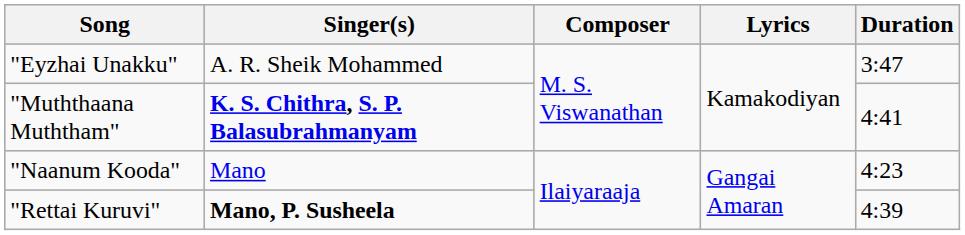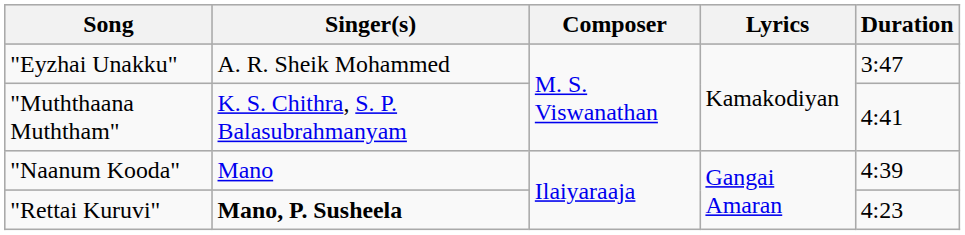(313, 117) bold -> (312, 117) normal
(882, 170) 4:23 -> (882, 170) 4:39
(882, 210) 4:39 -> (882, 210) 4:23
